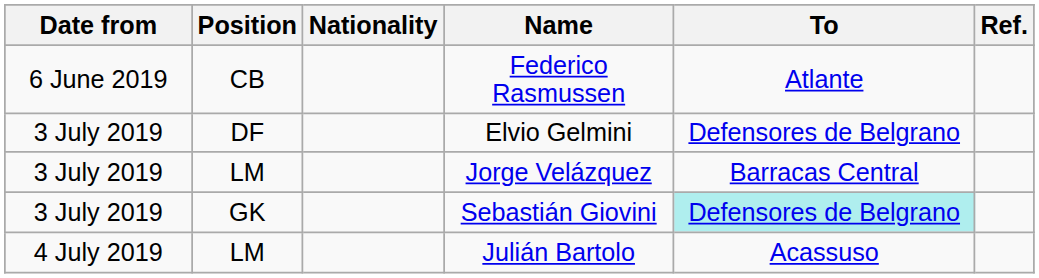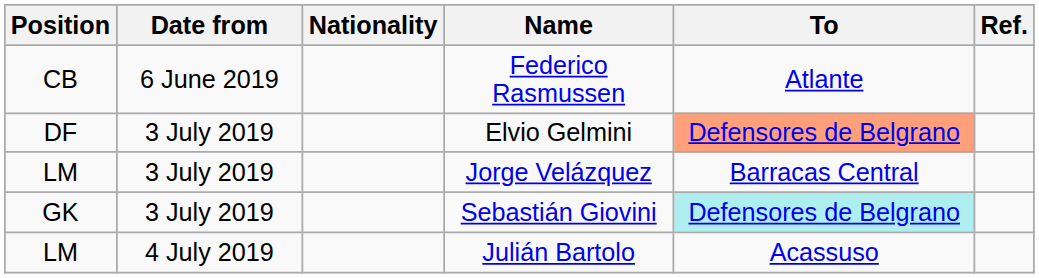columns swapped: (98, 25) <-> (247, 25)
(824, 133) no background -> (824, 133) lightsalmon background
